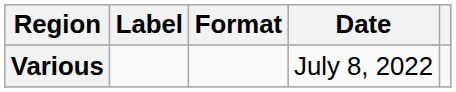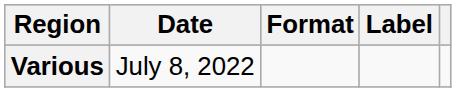columns swapped: (364, 24) <-> (149, 24)
